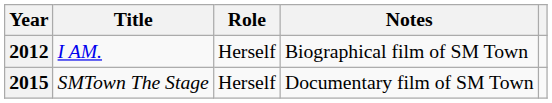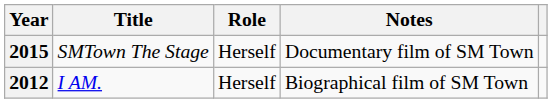rows swapped: (29, 51) <-> (29, 82)
